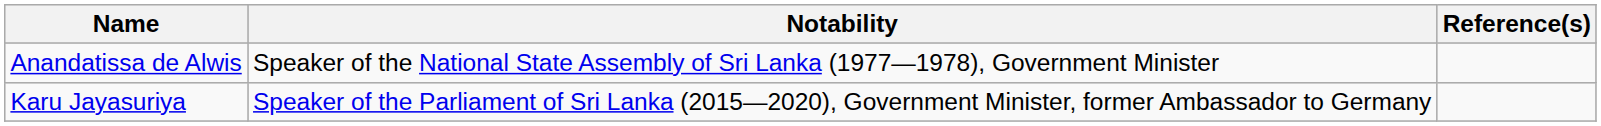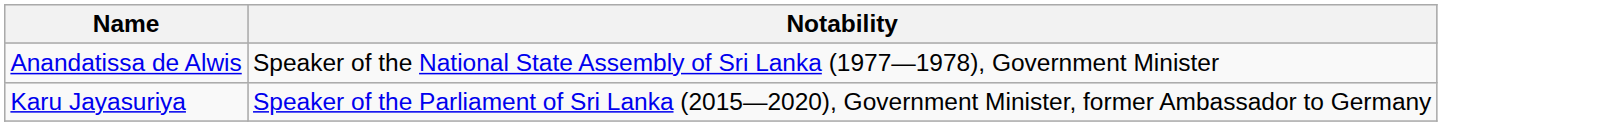- column: (1517, 23)
